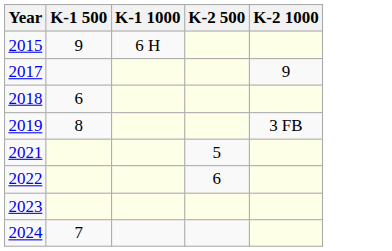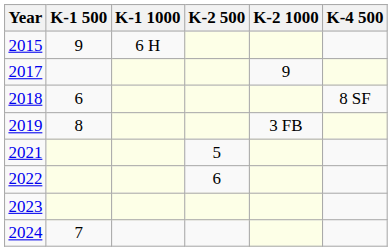+ column: (355, 17)
